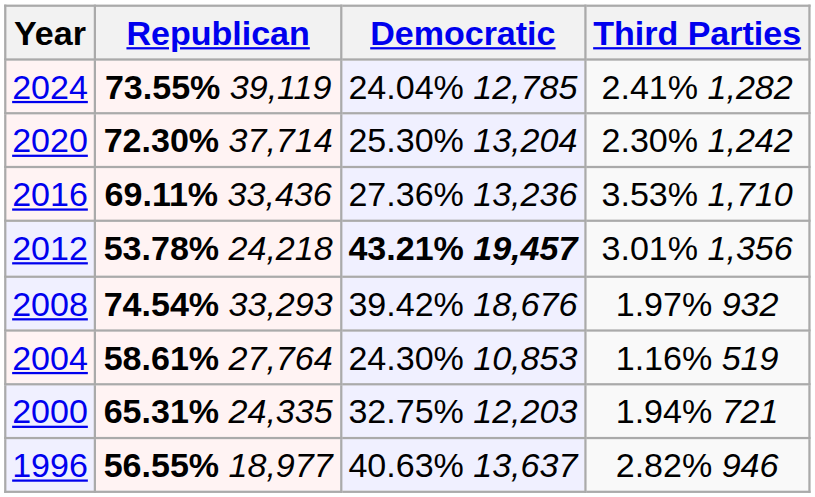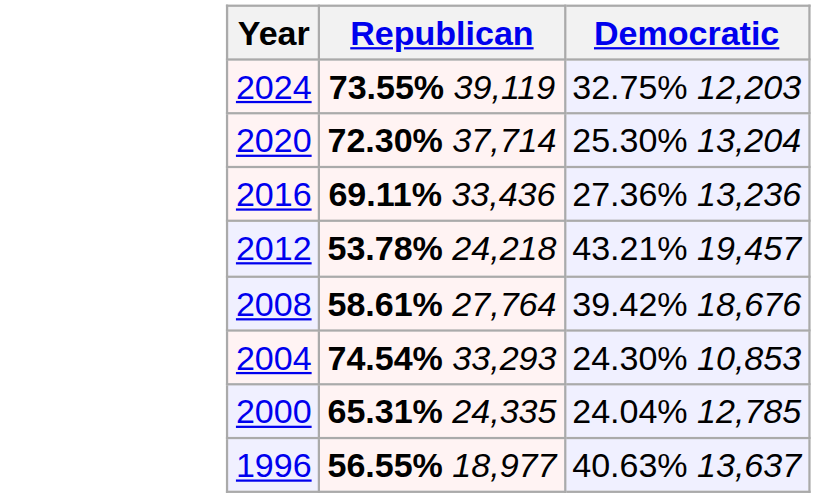- column: (697, 33)
(463, 87) 24.04% 12,785 -> (687, 87) 32.75% 12,203
(463, 249) bold -> (687, 249) normal
(218, 303) 74.54% 33,293 -> (442, 303) 58.61% 27,764
(218, 356) 58.61% 27,764 -> (442, 356) 74.54% 33,293
(463, 410) 32.75% 12,203 -> (687, 410) 24.04% 12,785
